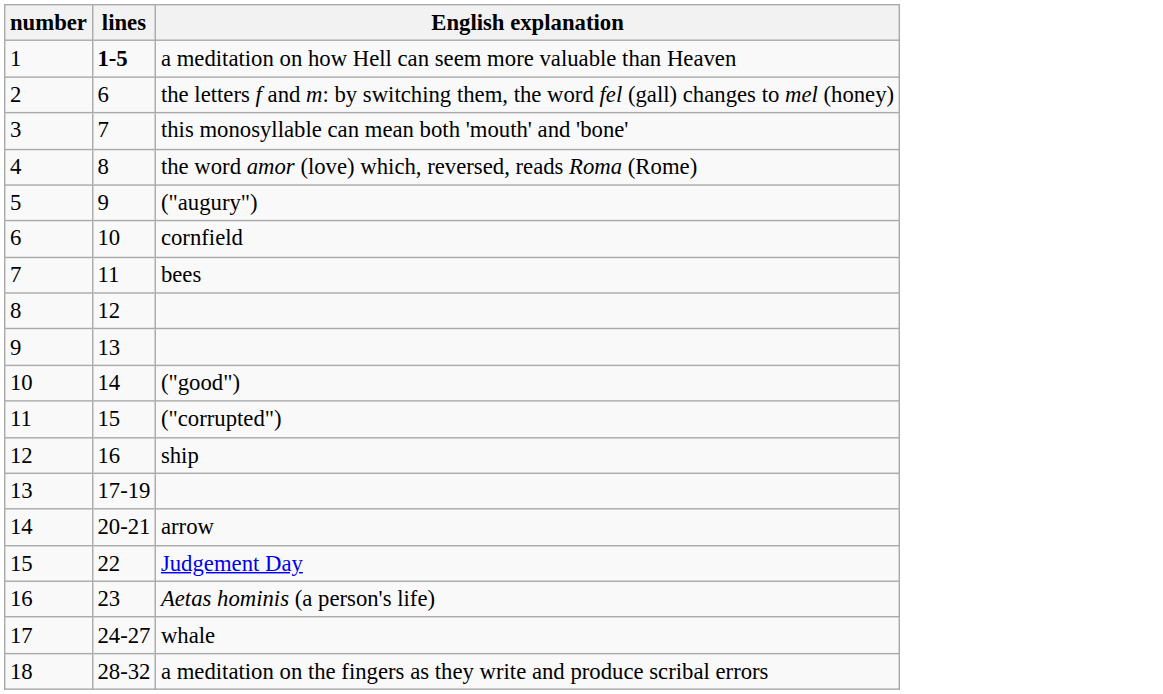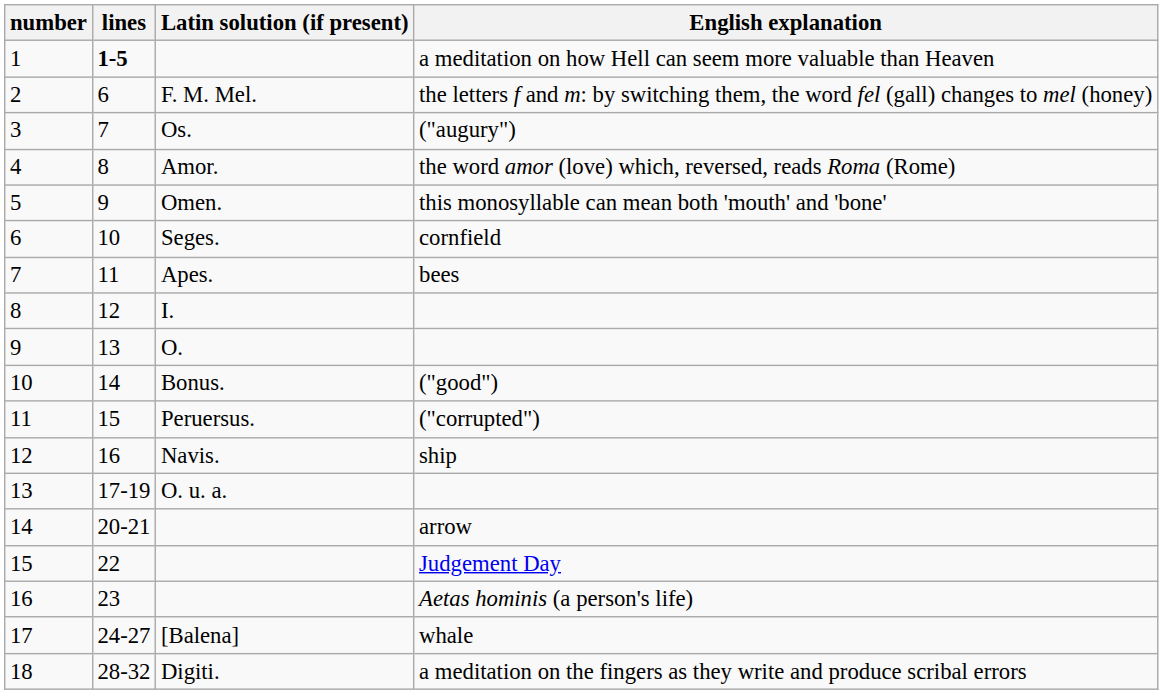+ column: (285, 22)
(395, 130) this monosyllable can mean both 'mouth' and 'bone' -> (467, 130) ("augury")
(209, 202) ("augury") -> (653, 202) this monosyllable can mean both 'mouth' and 'bone'
